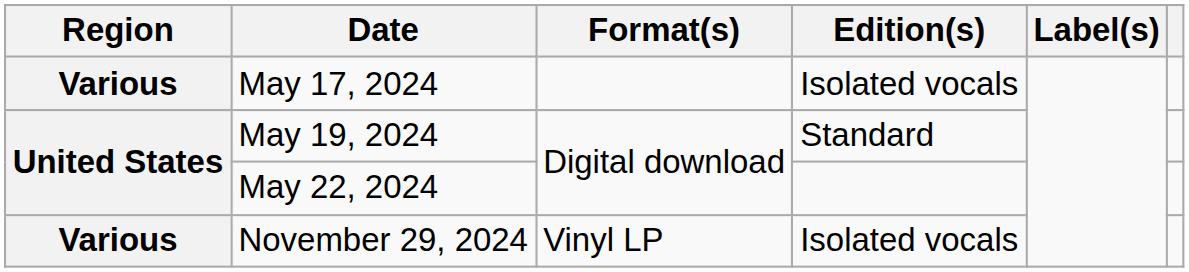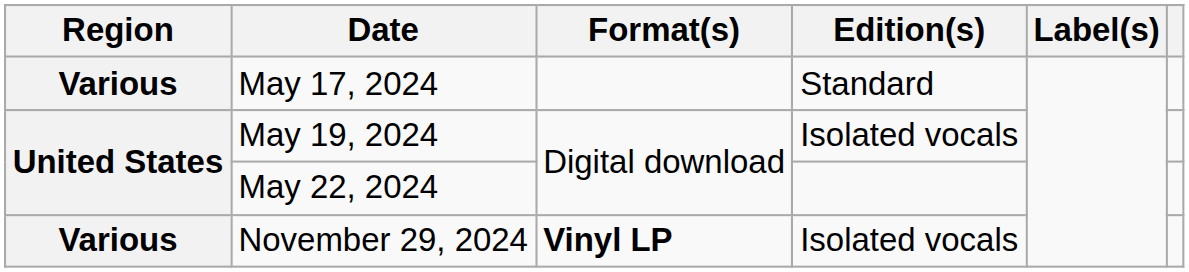(909, 82) Isolated vocals -> (867, 82) Standard
(867, 135) Standard -> (909, 135) Isolated vocals
(603, 239) normal -> (608, 239) bold
